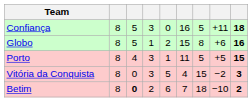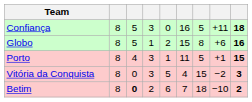(220, 58) +5 -> (220, 58) +1
